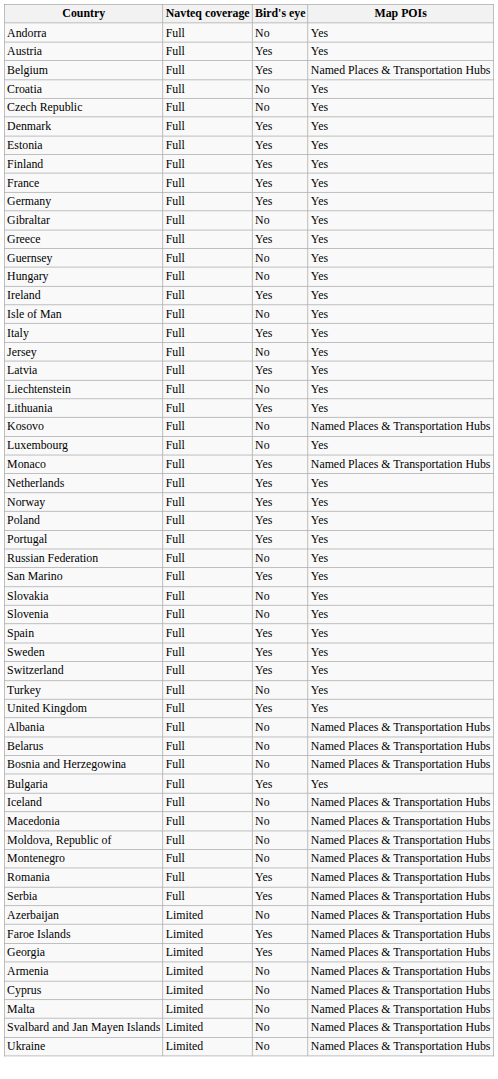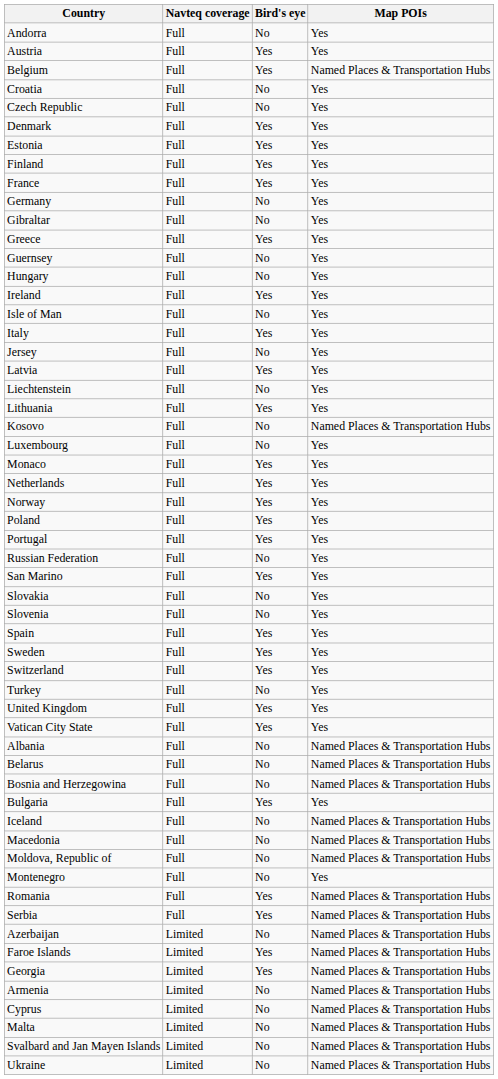(264, 201) Yes -> (262, 201) No
(401, 464) Named Places & Transportation Hubs -> (319, 464) Yes
+ row: (50, 727)
(401, 858) Named Places & Transportation Hubs -> (319, 877) Yes
